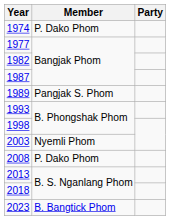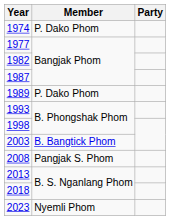(74, 93) Pangjak S. Phom -> (67, 93) P. Dako Phom
(65, 142) Nyemli Phom -> (75, 142) B. Bangtick Phom
(67, 158) P. Dako Phom -> (74, 158) Pangjak S. Phom
(75, 207) B. Bangtick Phom -> (65, 207) Nyemli Phom
